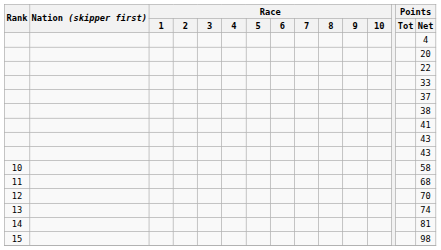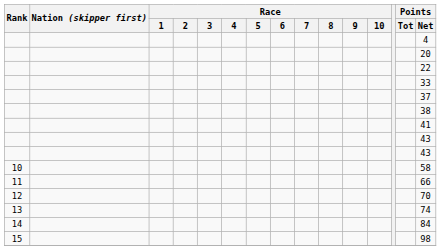(426, 182) 68 -> (426, 182) 66
(426, 224) 81 -> (426, 224) 84
